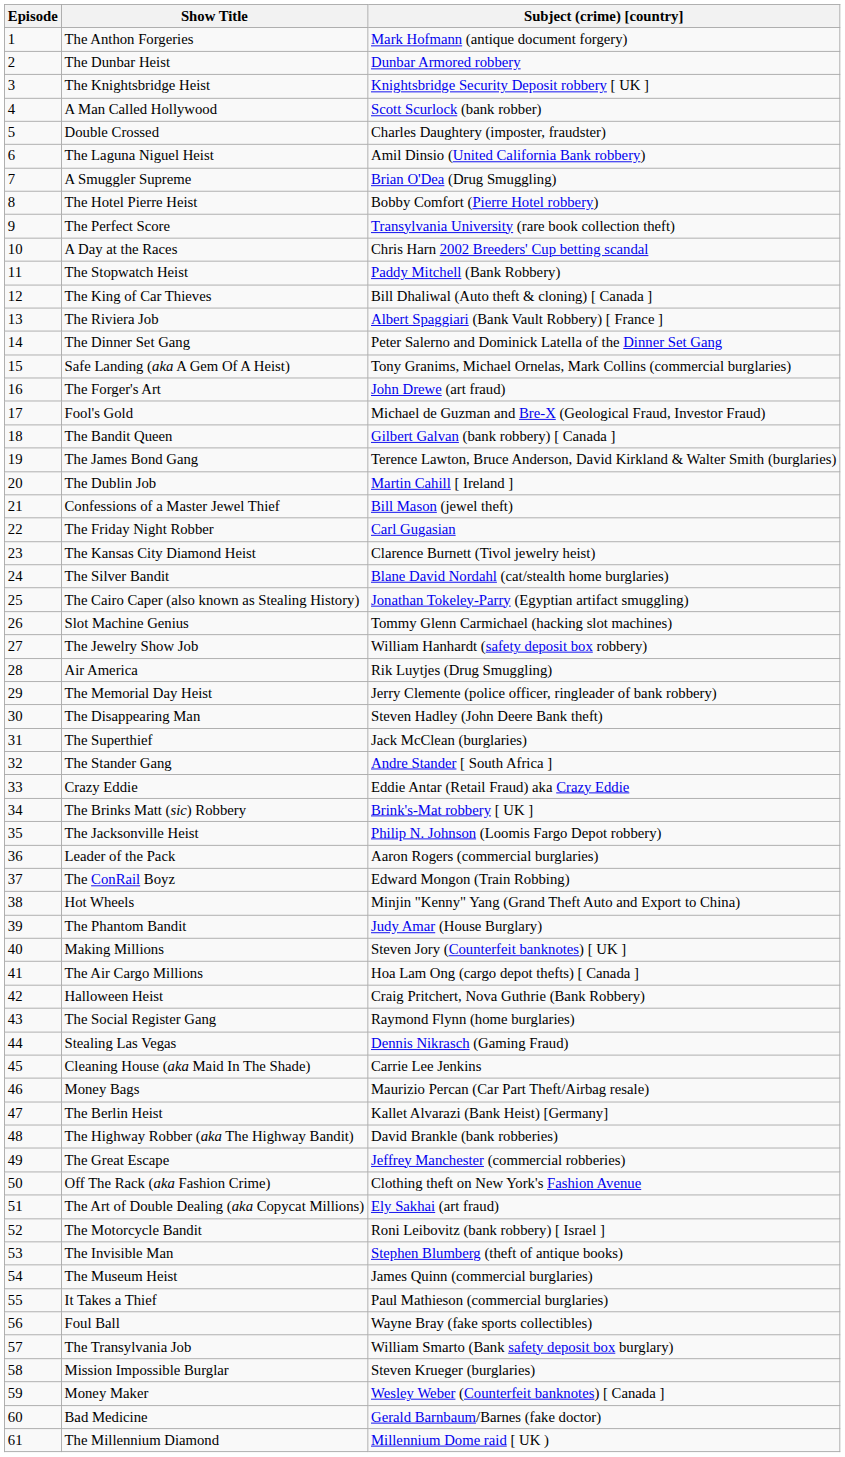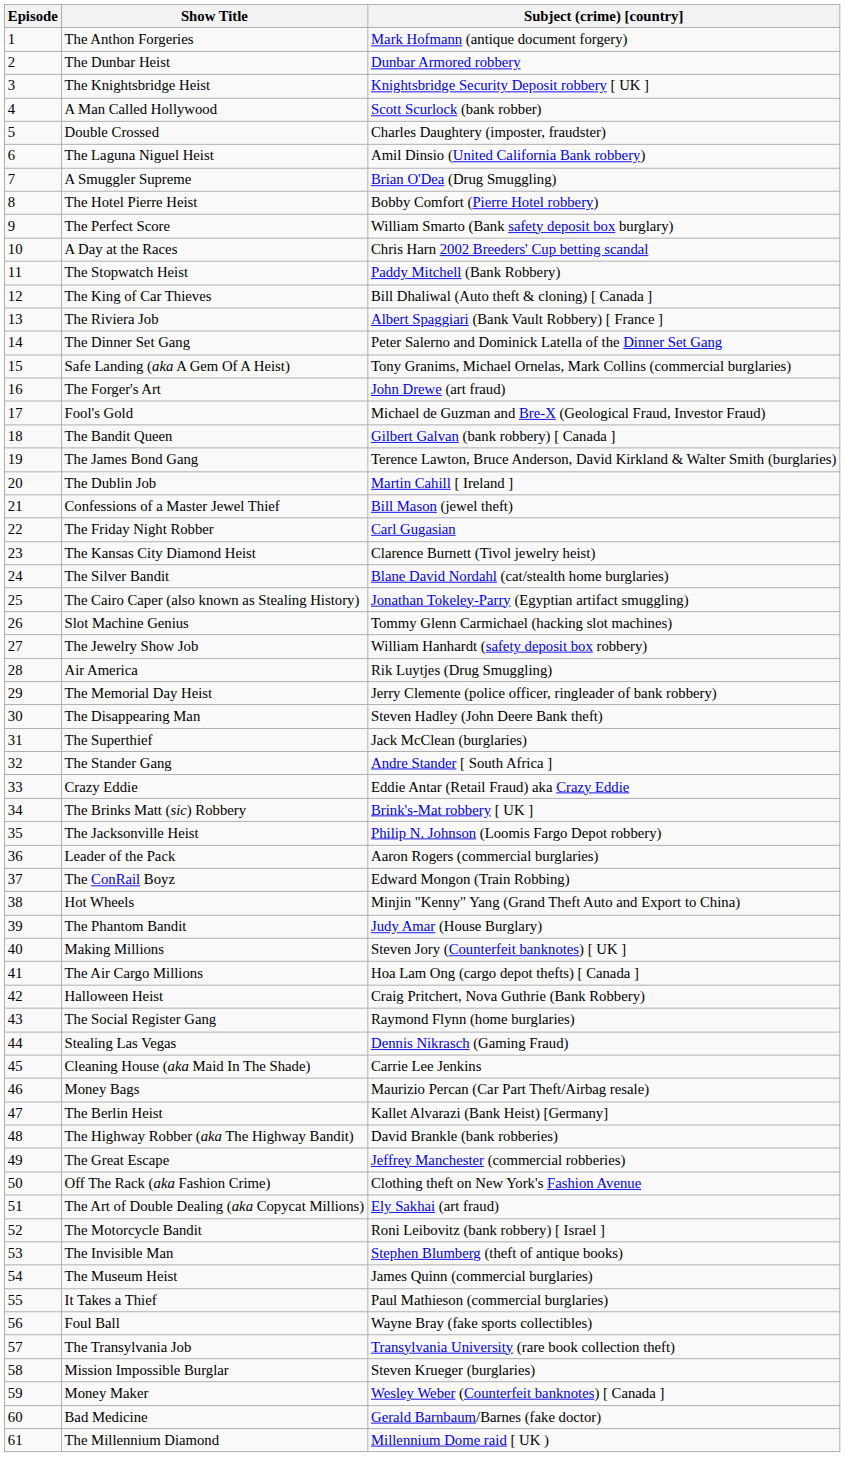(523, 226) Transylvania University (rare book collection theft) -> (522, 226) William Smarto (Bank safety deposit box burglary)
(522, 1346) William Smarto (Bank safety deposit box burglary) -> (523, 1346) Transylvania University (rare book collection theft)
